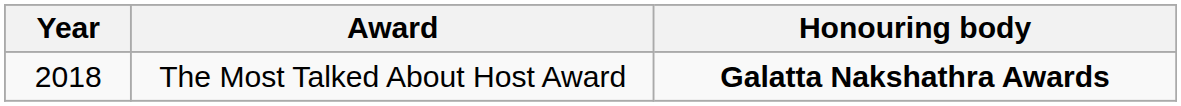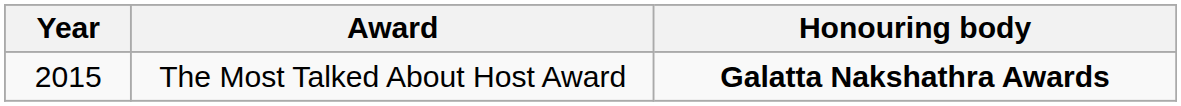(68, 76) 2018 -> (68, 76) 2015
